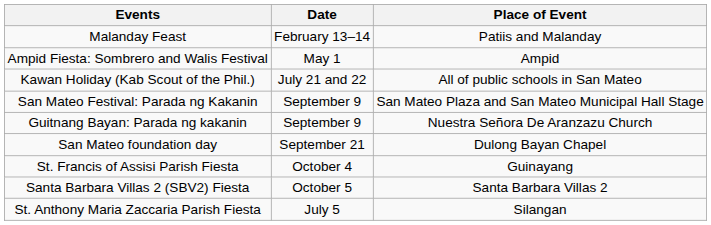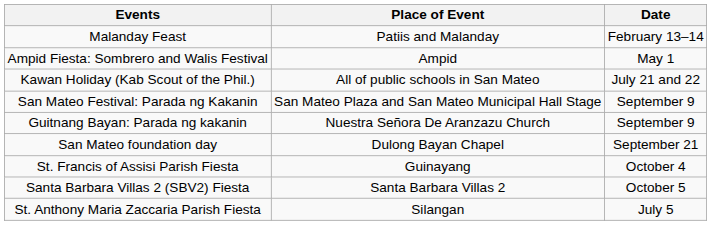columns swapped: (322, 15) <-> (540, 15)
